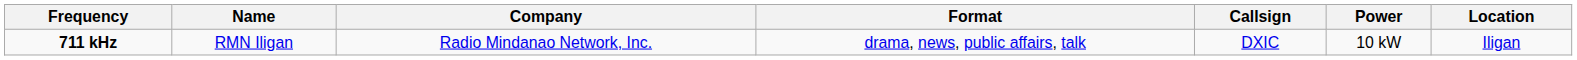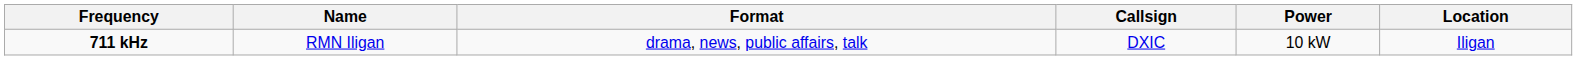- column: (546, 17)
